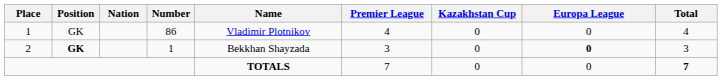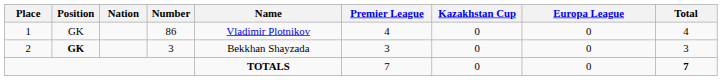(171, 49) 1 -> (171, 49) 3
(589, 49) bold -> (589, 49) normal
